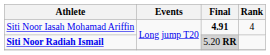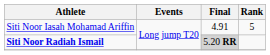(220, 27) bold -> (220, 27) normal
(252, 27) 4 -> (252, 27) 5
